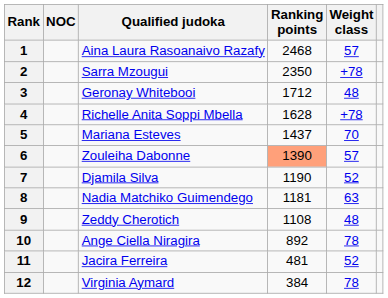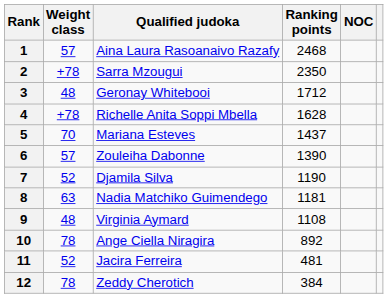columns swapped: (61, 22) <-> (351, 22)
(297, 156) lightsalmon background -> (312, 156) no background
(130, 219) Zeddy Cherotich -> (142, 219) Virginia Aymard
(128, 282) Virginia Aymard -> (145, 282) Zeddy Cherotich
